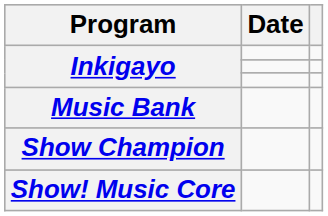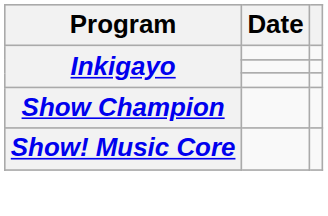- row: (123, 107)
